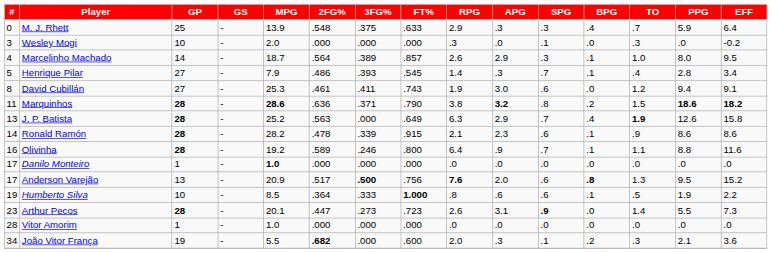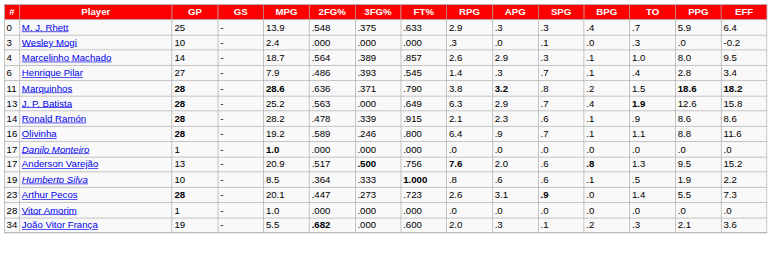(273, 43) 2.0 -> (273, 43) 2.4
(9, 73) 5 -> (9, 73) 6
- row: (53, 89)
